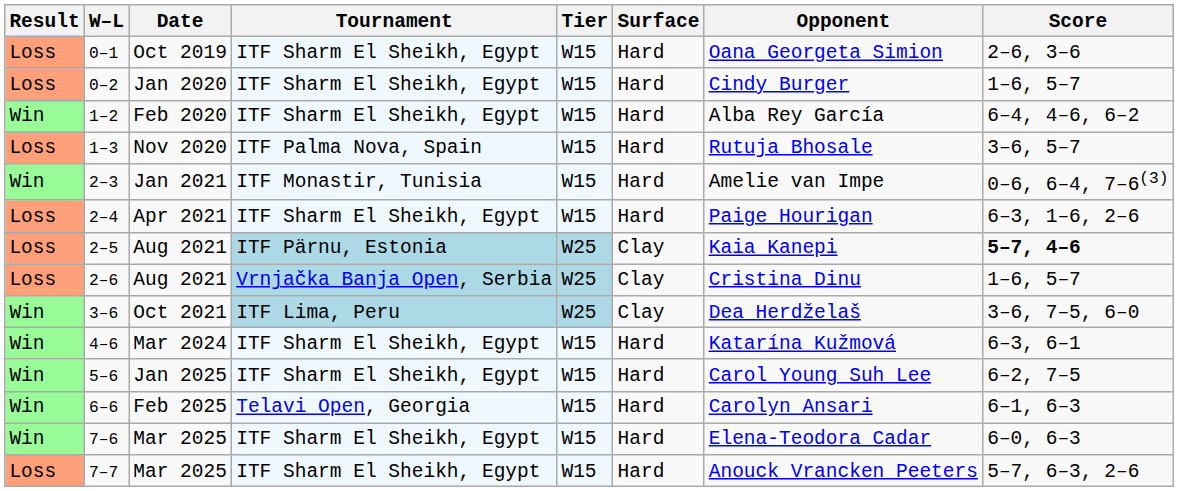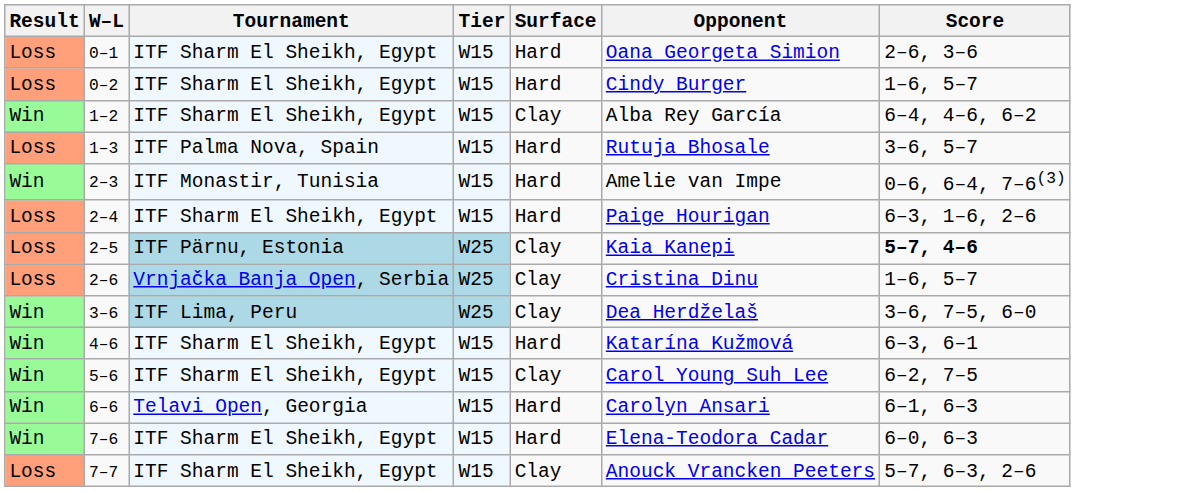- column: (180, 21)
(641, 116) Hard -> (538, 116) Clay
(641, 375) Hard -> (538, 375) Clay
(641, 471) Hard -> (538, 471) Clay
